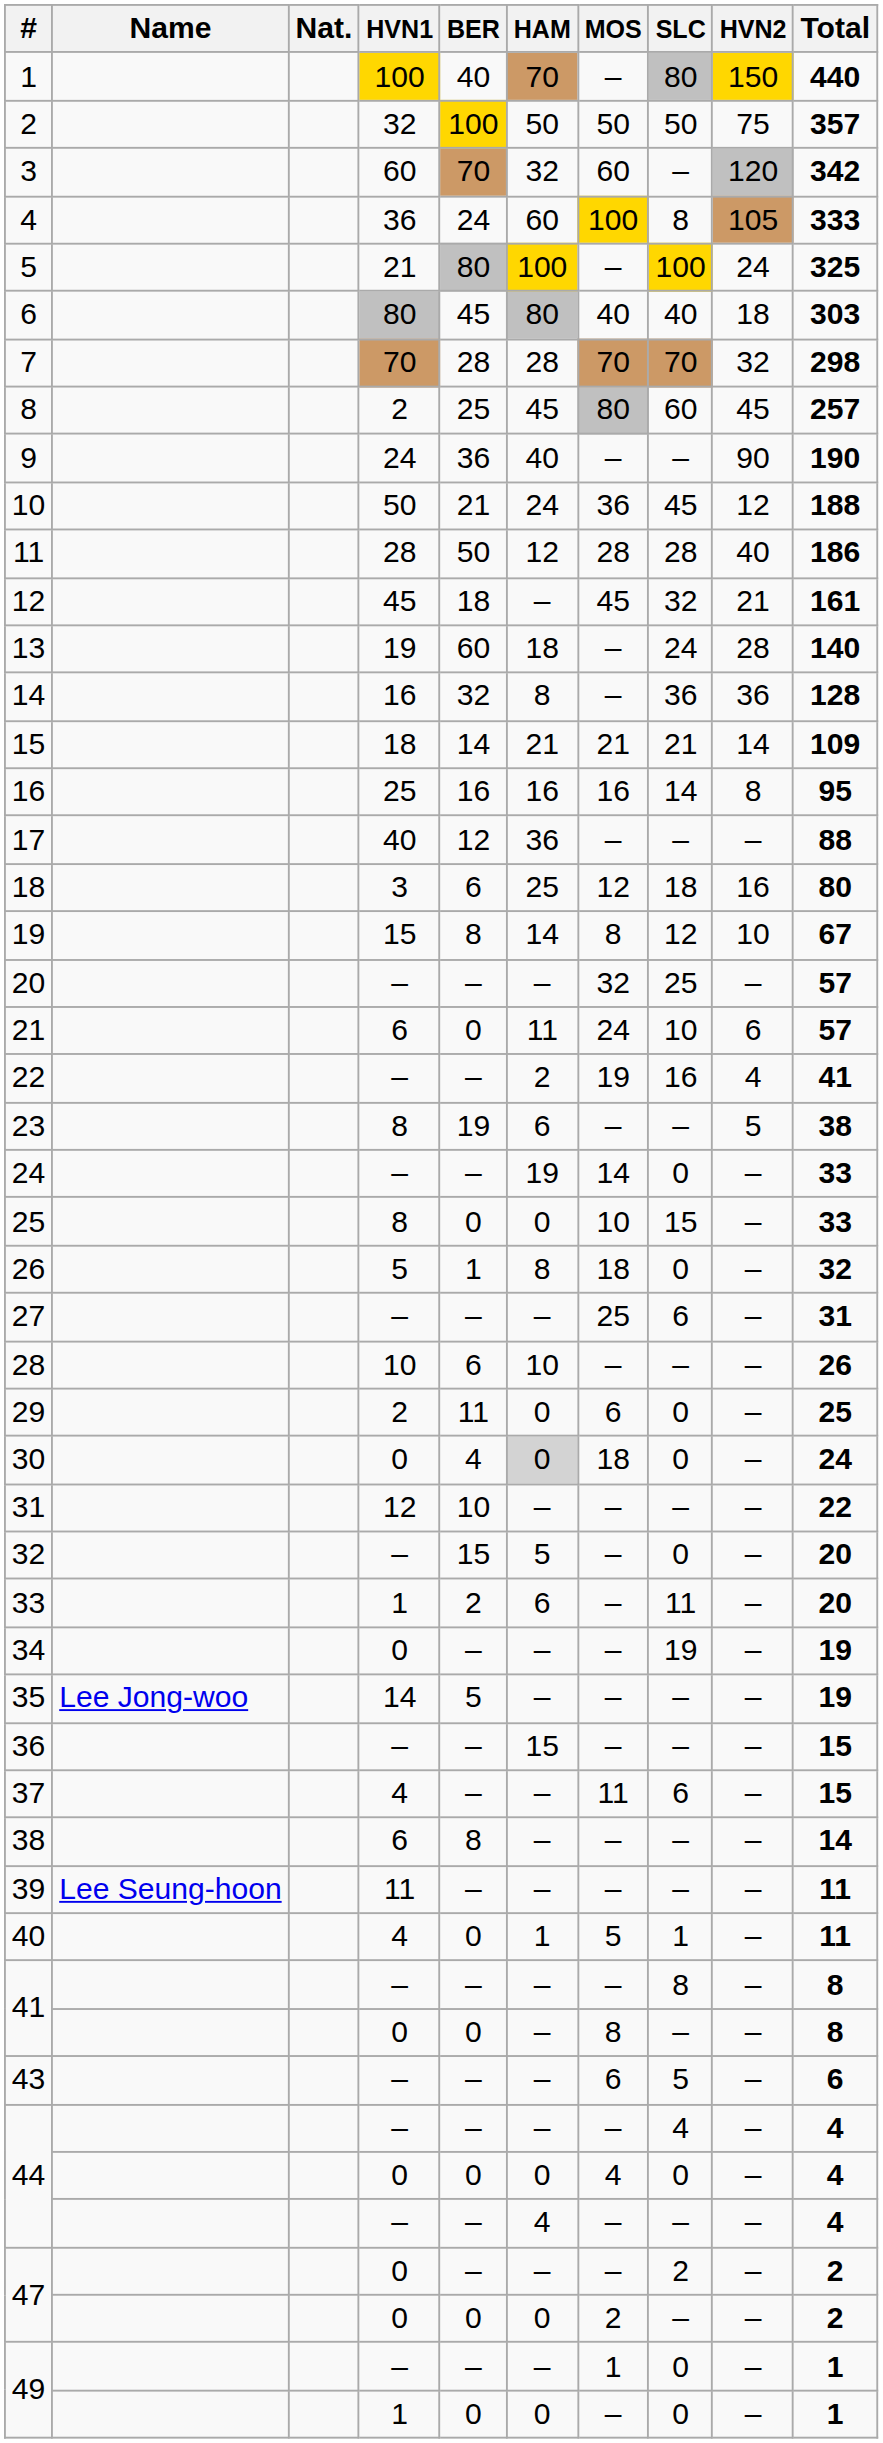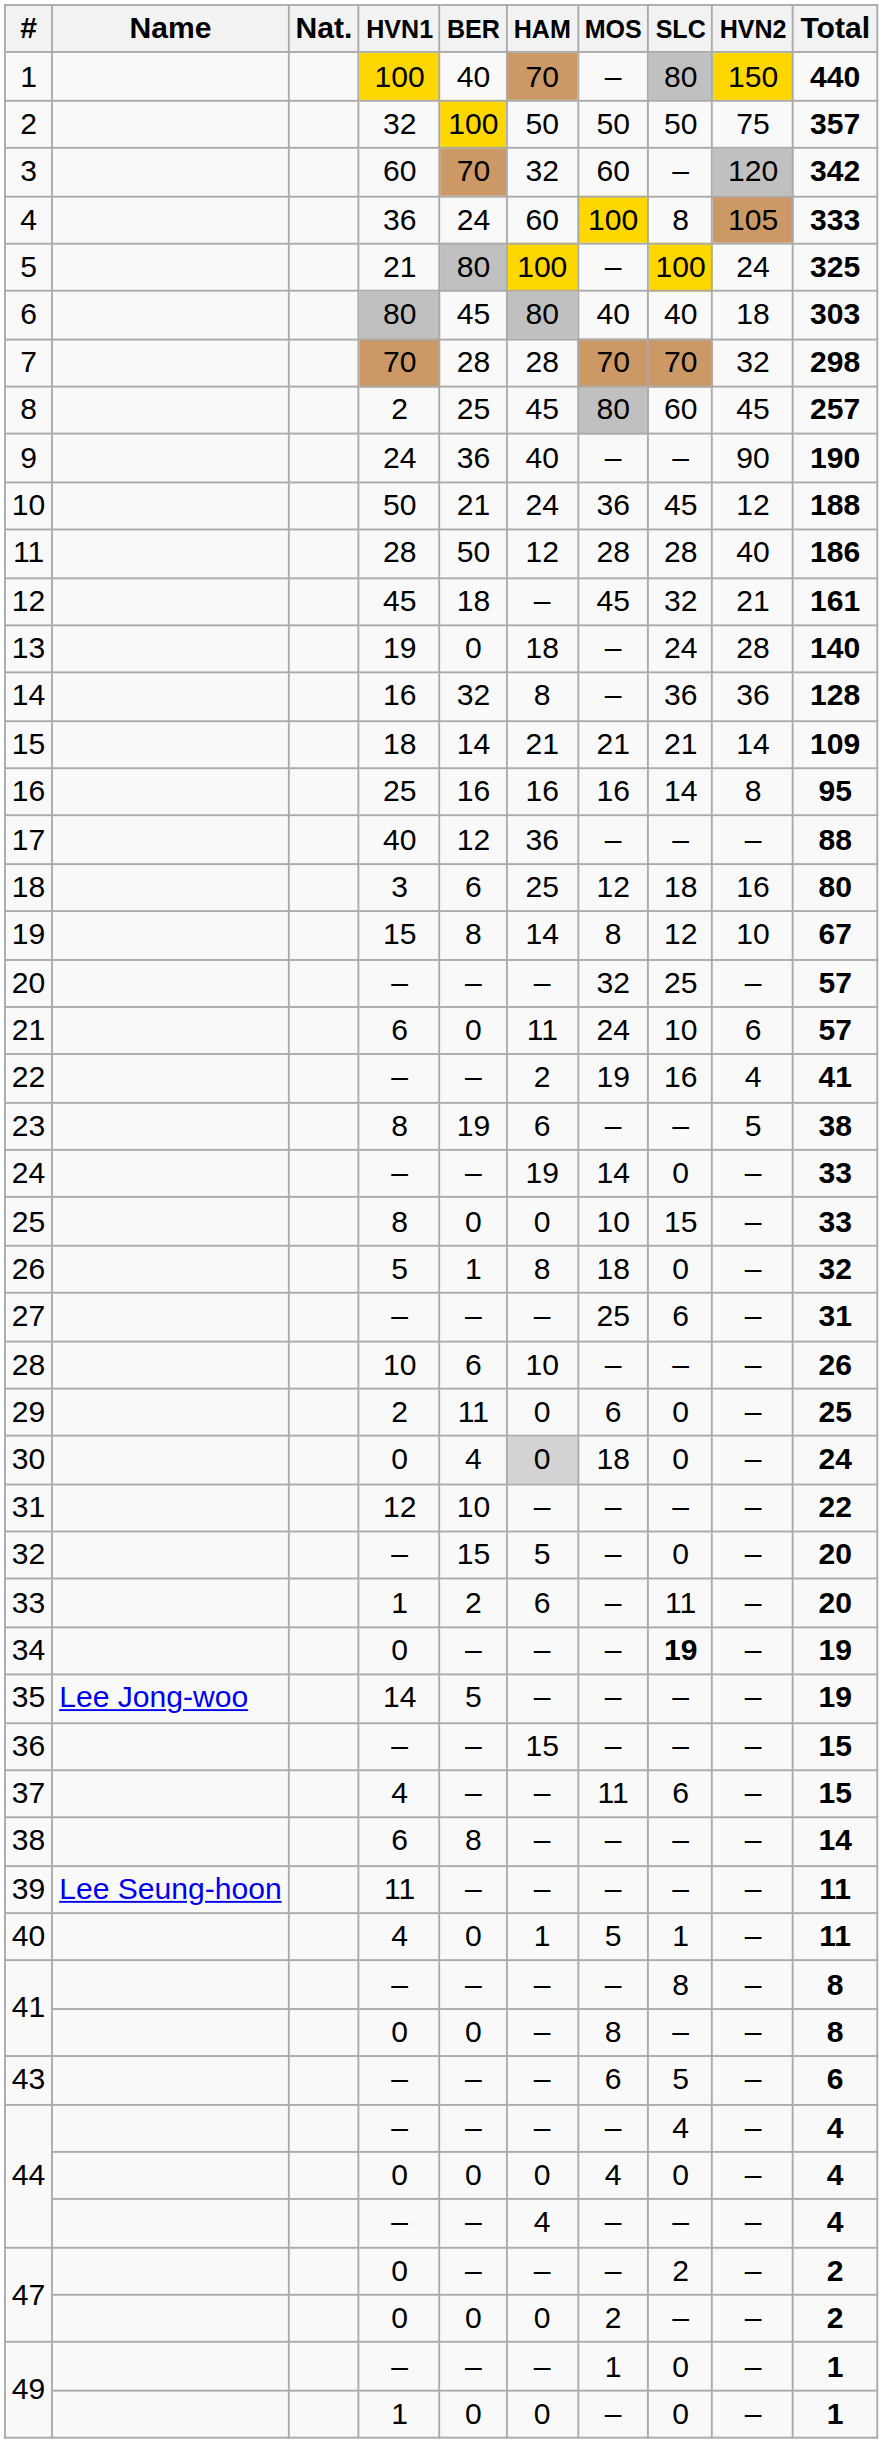(473, 648) 60 -> (473, 648) 0
(681, 1650) normal -> (681, 1650) bold
